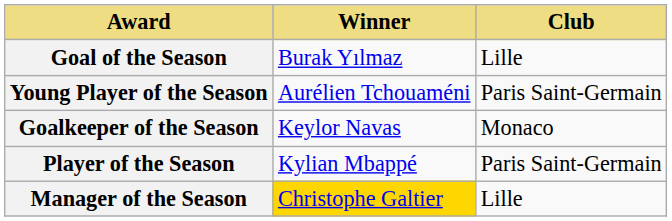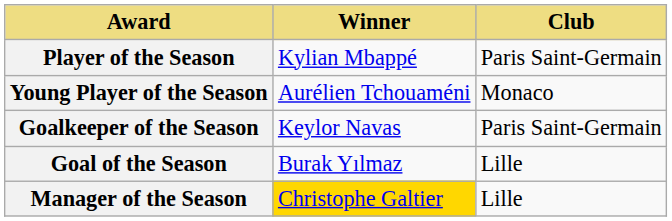rows swapped: (139, 163) <-> (139, 57)
(571, 92) Paris Saint-Germain -> (517, 92) Monaco
(517, 127) Monaco -> (571, 127) Paris Saint-Germain
